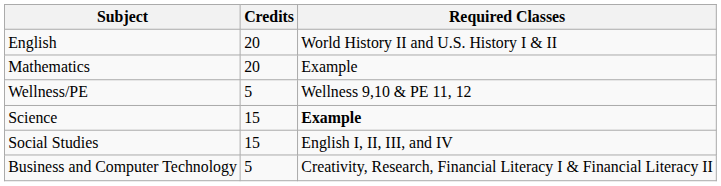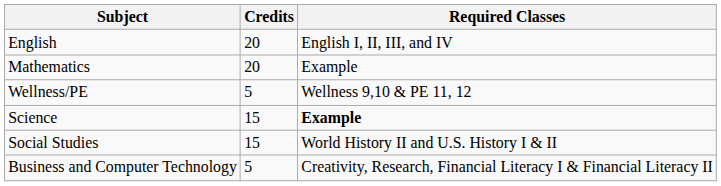(429, 42) World History II and U.S. History I & II -> (377, 42) English I, II, III, and IV
(377, 142) English I, II, III, and IV -> (429, 142) World History II and U.S. History I & II
